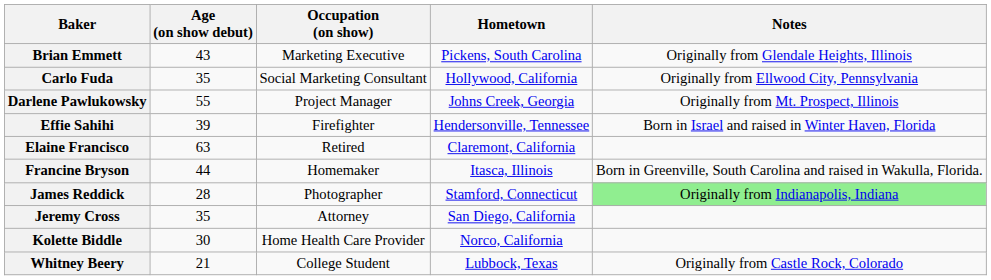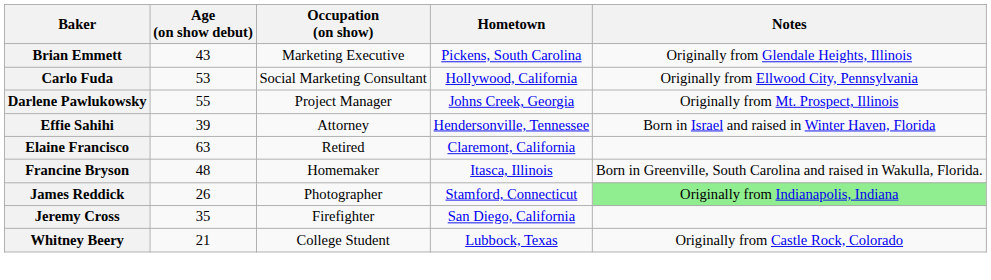(203, 78) 35 -> (203, 78) 53
(343, 124) Firefighter -> (343, 124) Attorney
(203, 170) 44 -> (203, 170) 48
(203, 194) 28 -> (203, 194) 26
(343, 217) Attorney -> (343, 217) Firefighter
- row: (77, 240)
